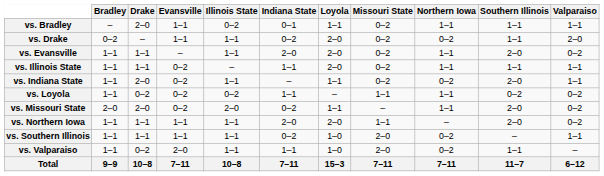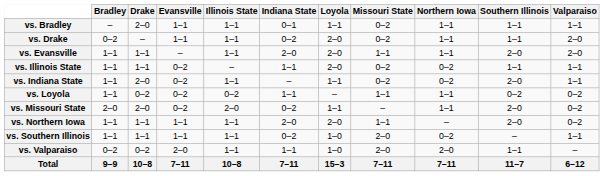(232, 26) 0–2 -> (232, 26) 1–1
(446, 39) 0–2 -> (446, 39) 1–1
(383, 53) 0–2 -> (383, 53) 1–1
(575, 53) 0–2 -> (575, 53) 2–0
(446, 67) 1–1 -> (446, 67) 0–2
(110, 150) 1–1 -> (110, 150) 0–2
(446, 150) 0–2 -> (446, 150) 2–0
